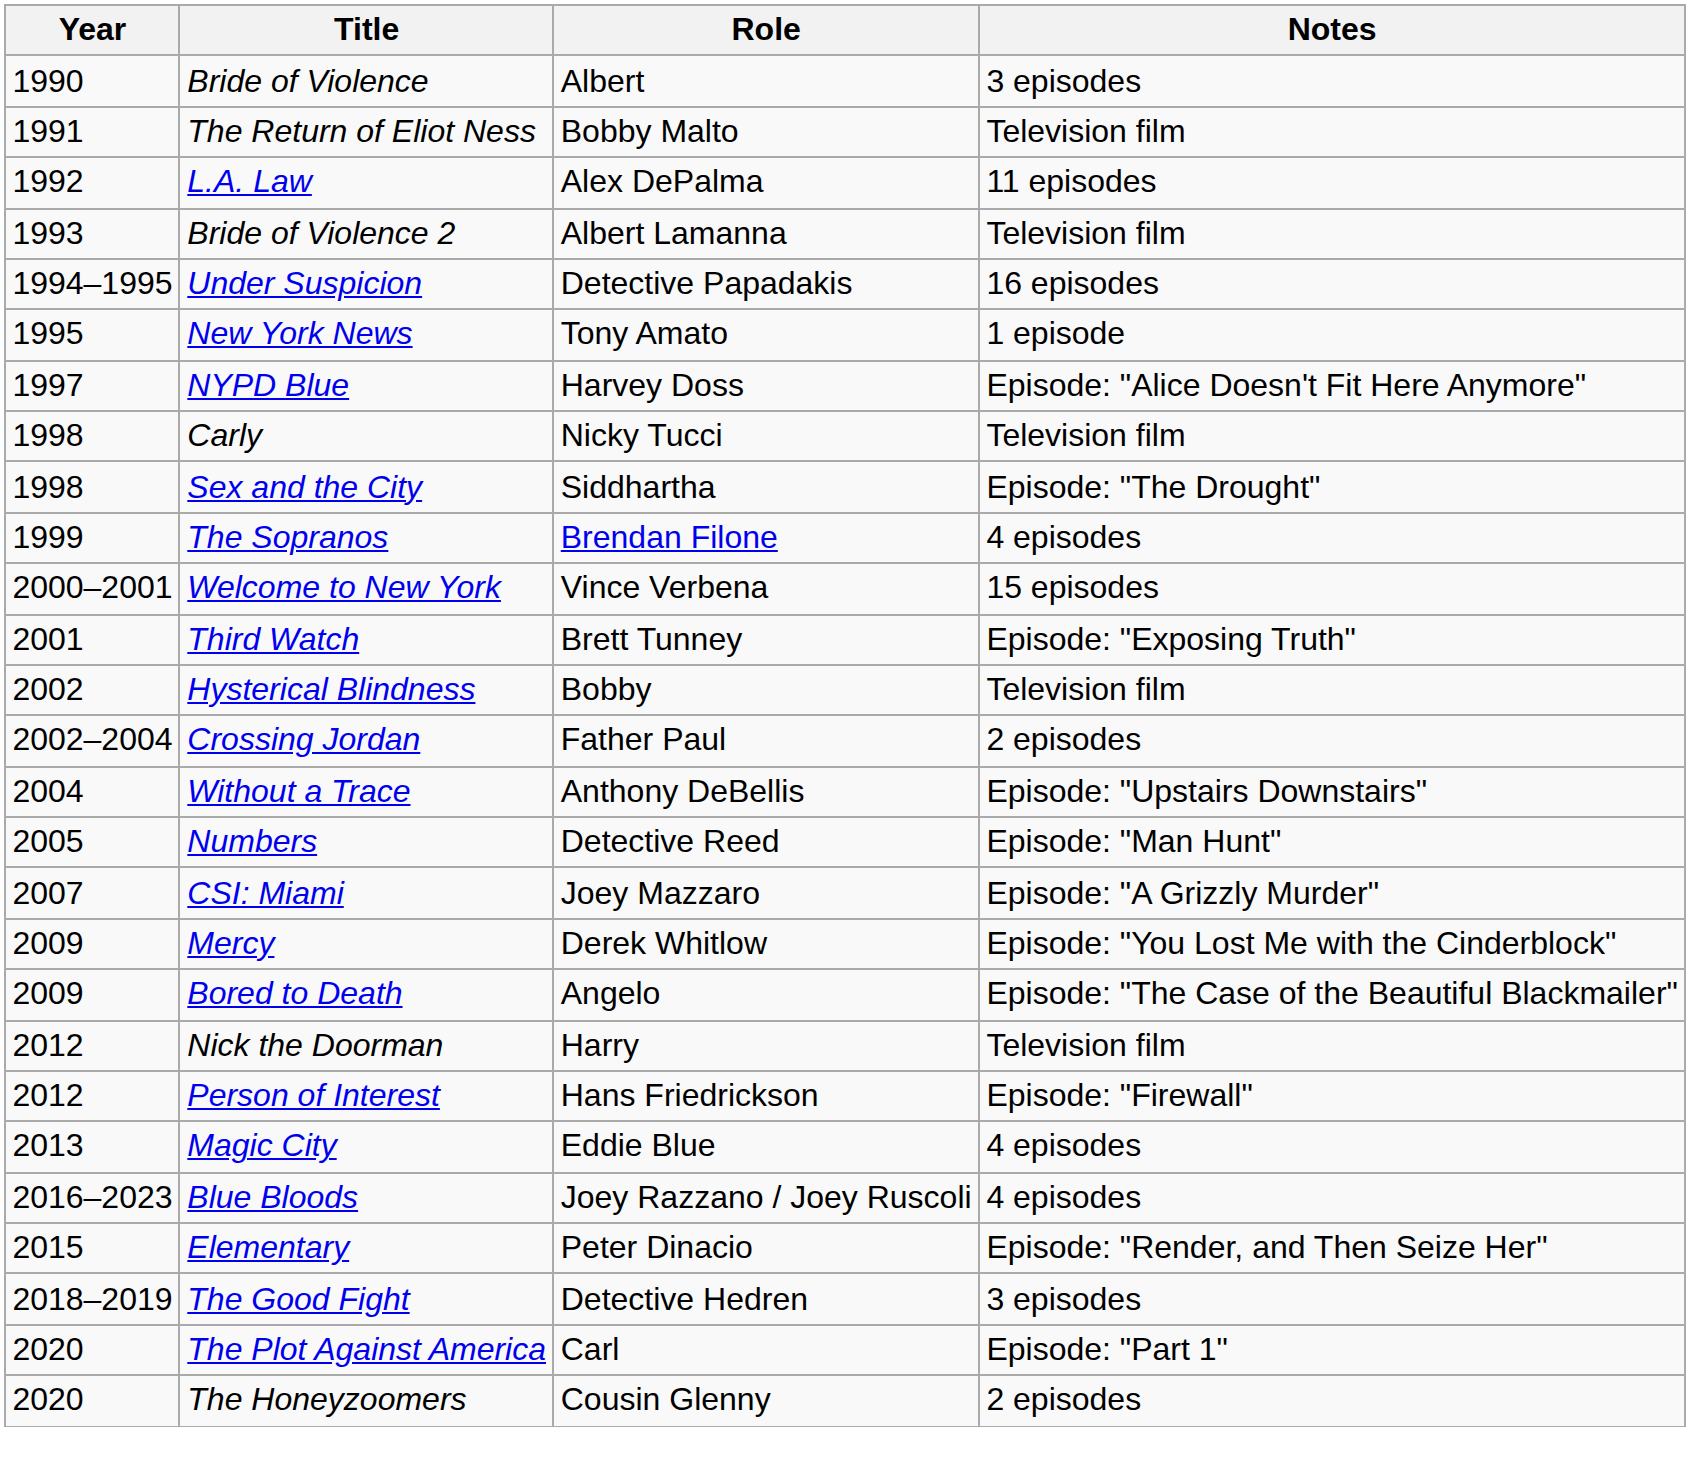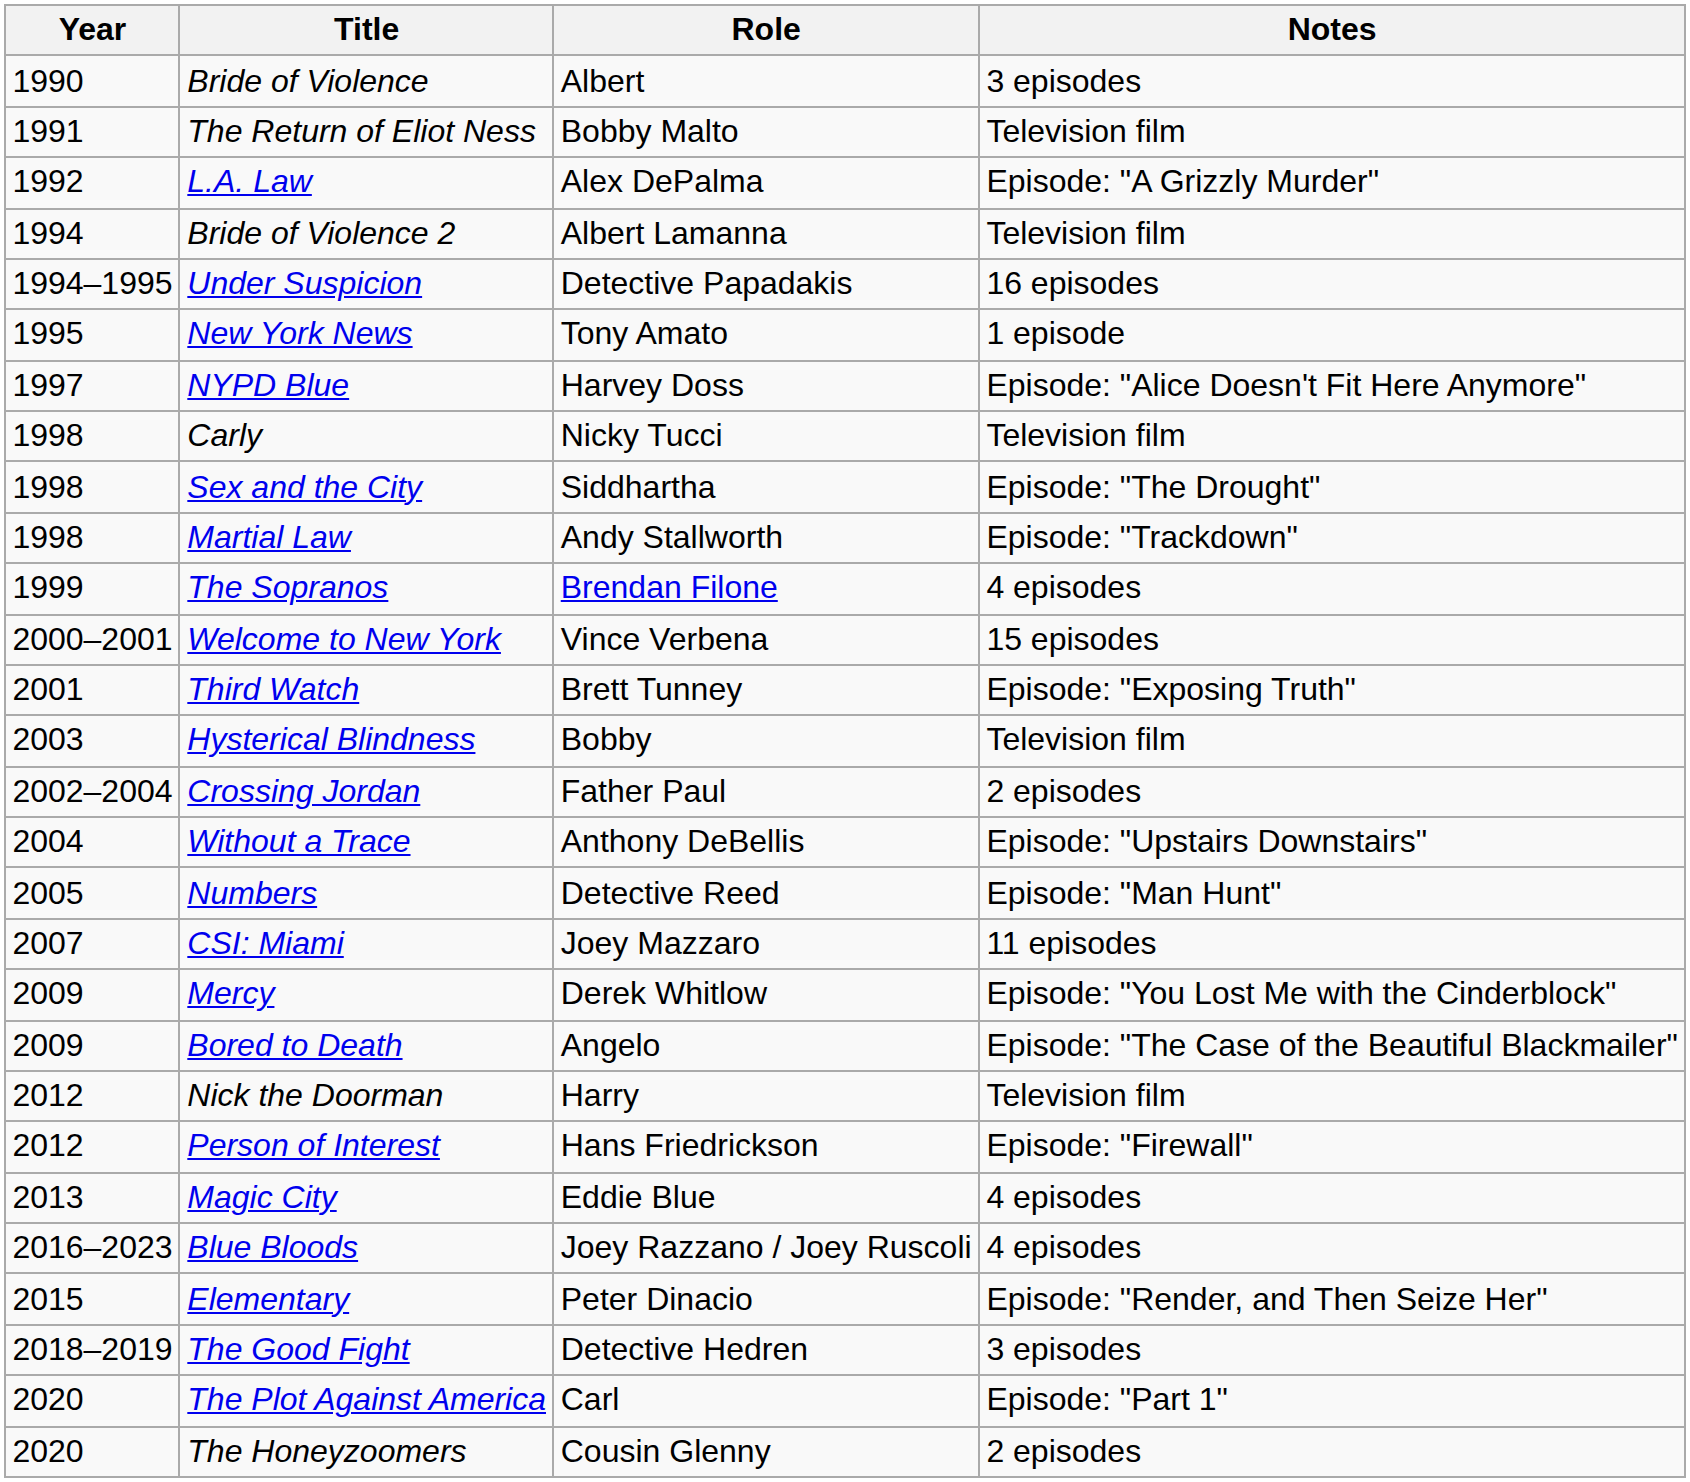(1071, 182) 11 episodes -> (1183, 182) Episode: "A Grizzly Murder"
(48, 232) 1993 -> (48, 232) 1994
+ row: (269, 537)
(48, 689) 2002 -> (48, 740) 2003
(1183, 892) Episode: "A Grizzly Murder" -> (1071, 943) 11 episodes
